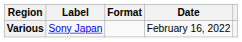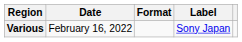columns swapped: (188, 12) <-> (75, 12)
